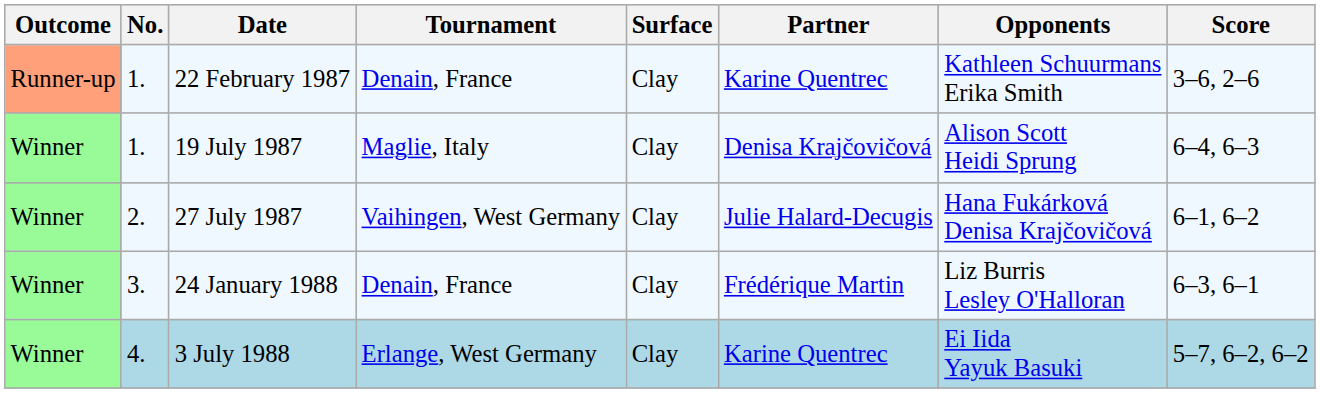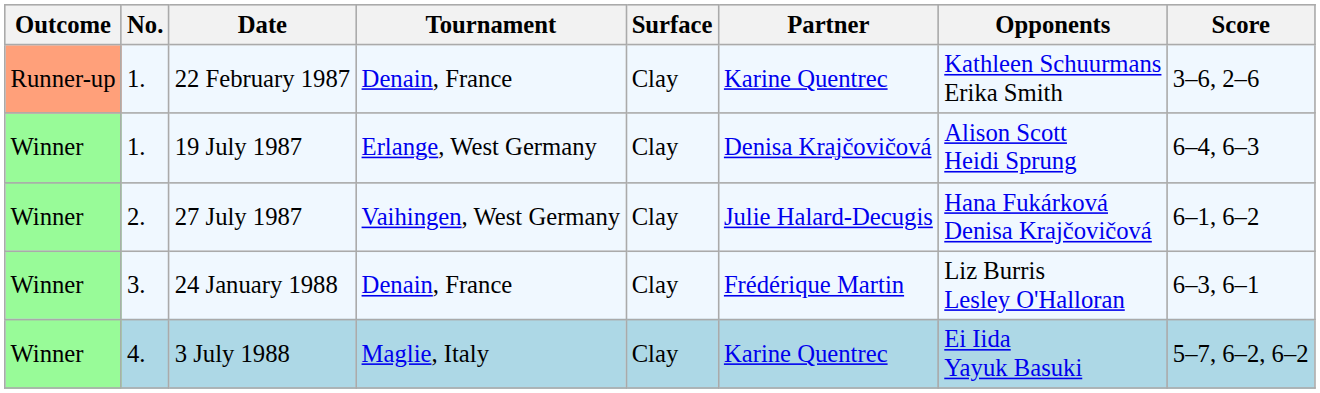(425, 147) Maglie, Italy -> (479, 147) Erlange, West Germany
(479, 353) Erlange, West Germany -> (425, 353) Maglie, Italy
